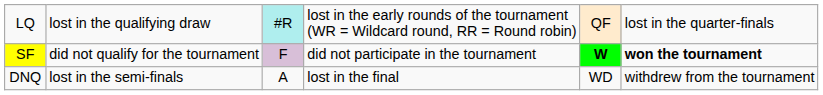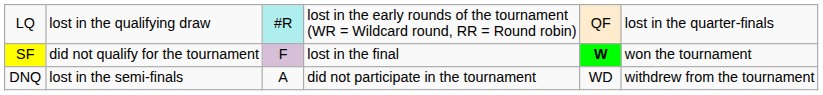(422, 56) did not participate in the tournament -> (353, 56) lost in the final
(693, 56) bold -> (688, 56) normal
(353, 79) lost in the final -> (422, 79) did not participate in the tournament
